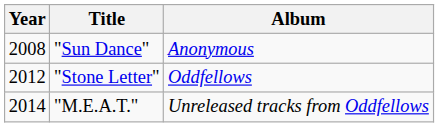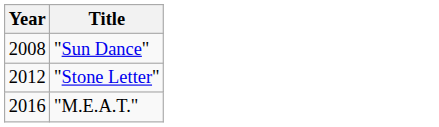- column: (298, 19)
(27, 106) 2014 -> (27, 106) 2016
